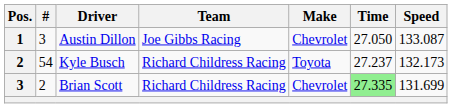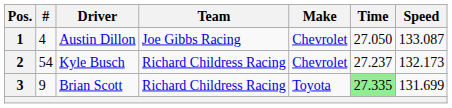(42, 39) 3 -> (42, 39) 4
(311, 62) Toyota -> (320, 62) Chevrolet
(42, 85) 2 -> (42, 85) 9
(320, 85) Chevrolet -> (311, 85) Toyota
